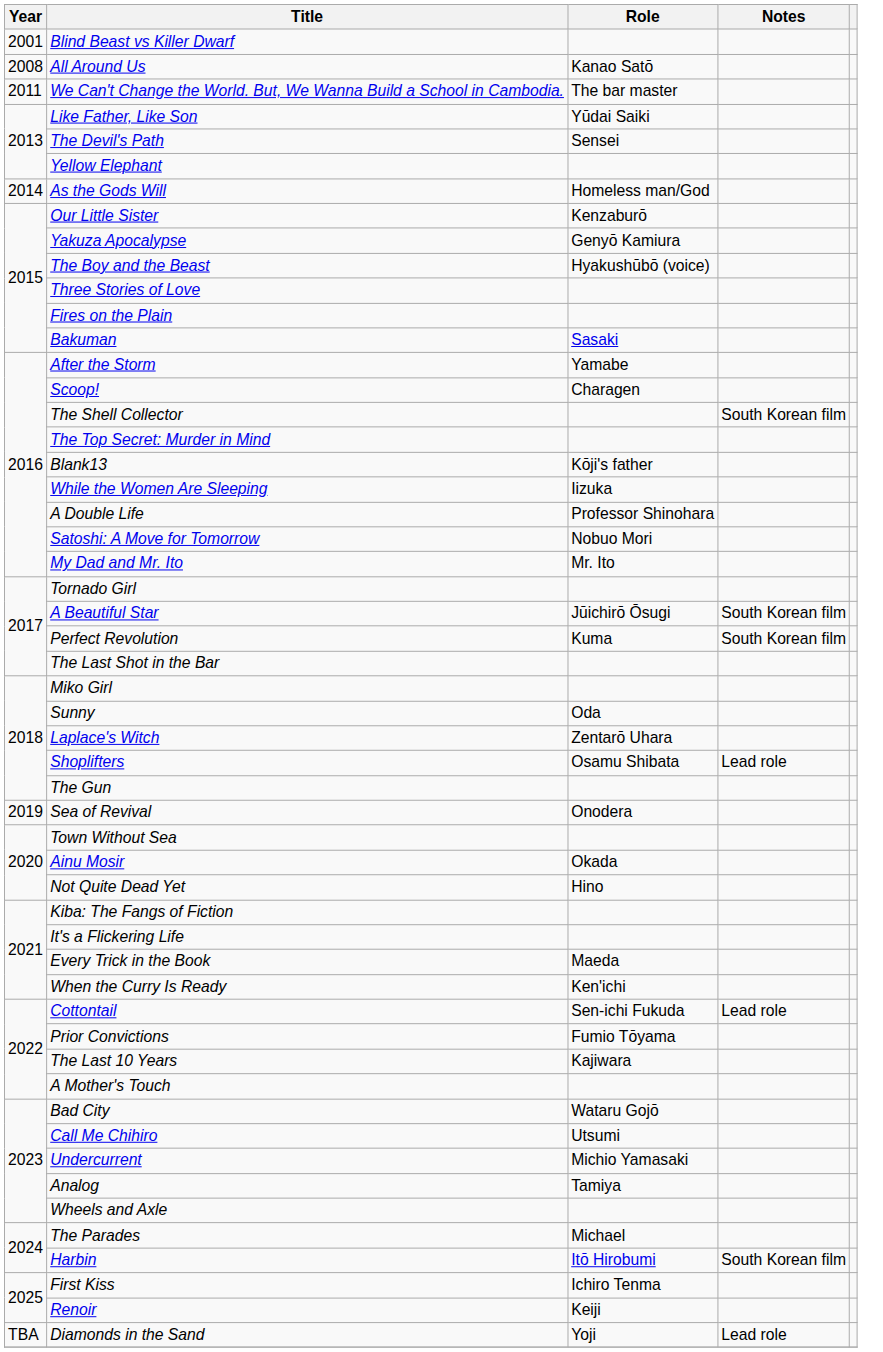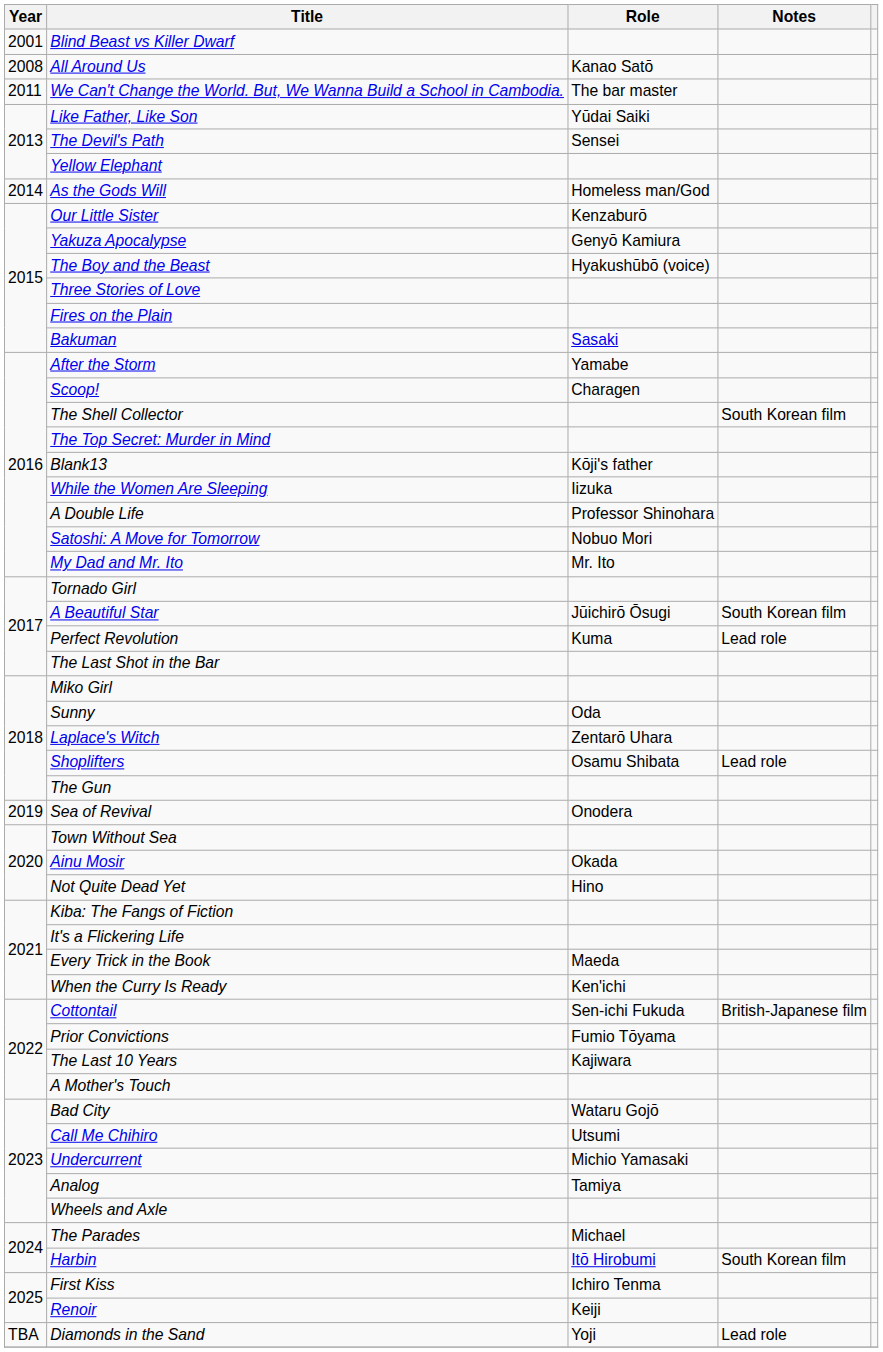(784, 638) South Korean film -> (754, 638) Lead role
(754, 1011) Lead role -> (794, 1011) British-Japanese film
